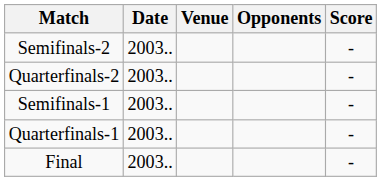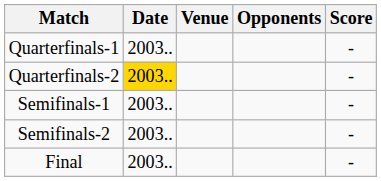rows swapped: (64, 133) <-> (64, 47)
(150, 76) no background -> (150, 76) gold background
